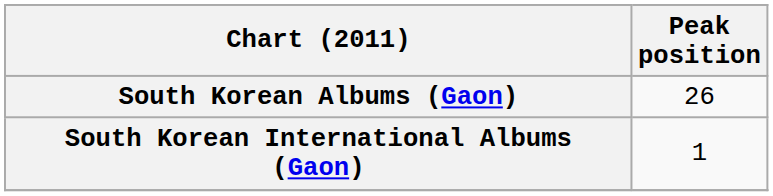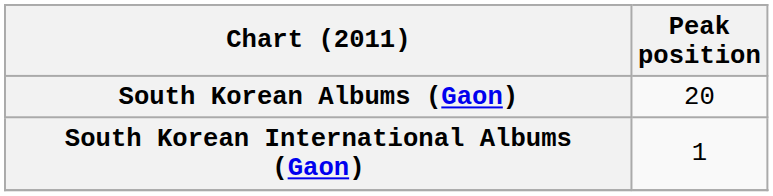(699, 97) 26 -> (699, 97) 20
